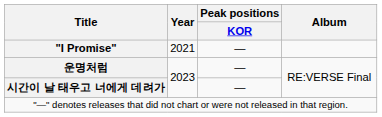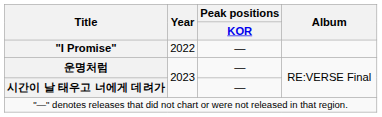(183, 48) 2021 -> (183, 48) 2022
